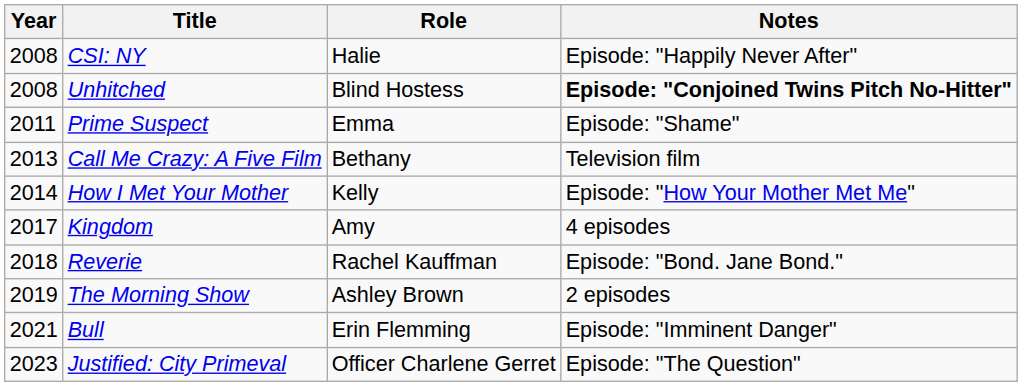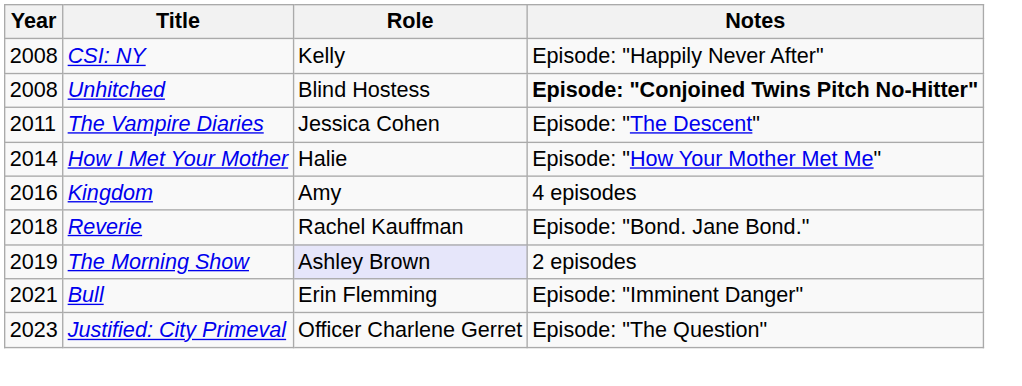(356, 55) Halie -> (322, 55) Kelly
+ row: (166, 124)
- row: (138, 124)
- row: (195, 158)
(355, 192) Kelly -> (323, 158) Halie
(34, 227) 2017 -> (34, 192) 2016
(398, 295) no background -> (364, 261) lavender background
